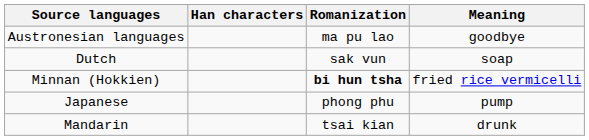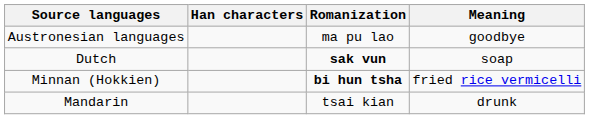(358, 59) normal -> (358, 59) bold
- row: (96, 103)
